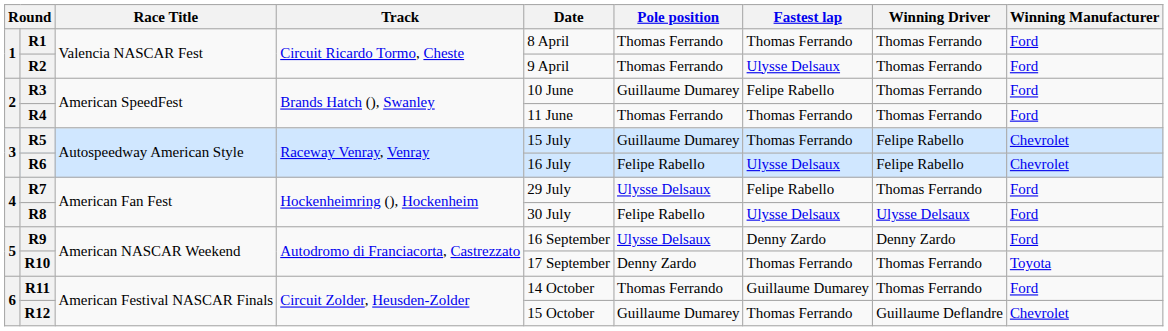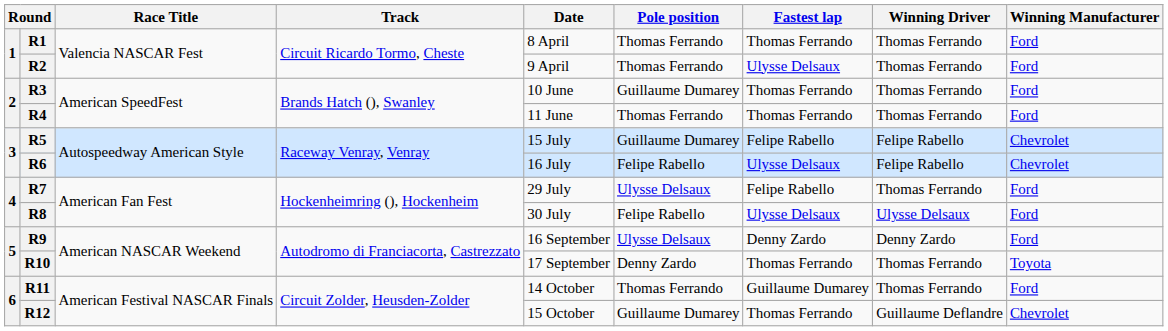(790, 90) Felipe Rabello -> (800, 90) Thomas Ferrando
(800, 139) Thomas Ferrando -> (790, 139) Felipe Rabello
